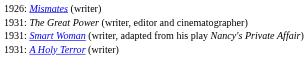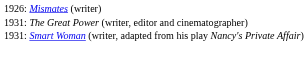- row: (74, 50)
